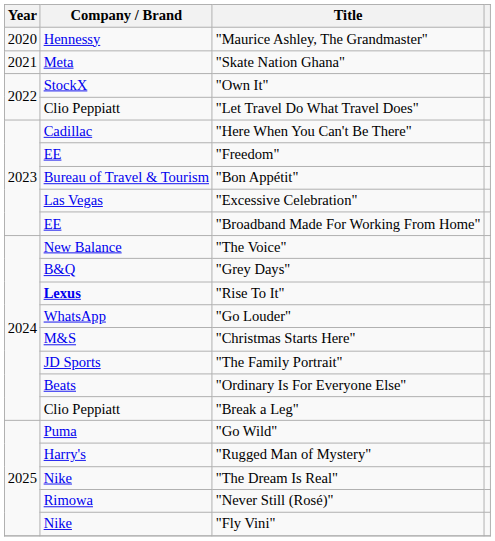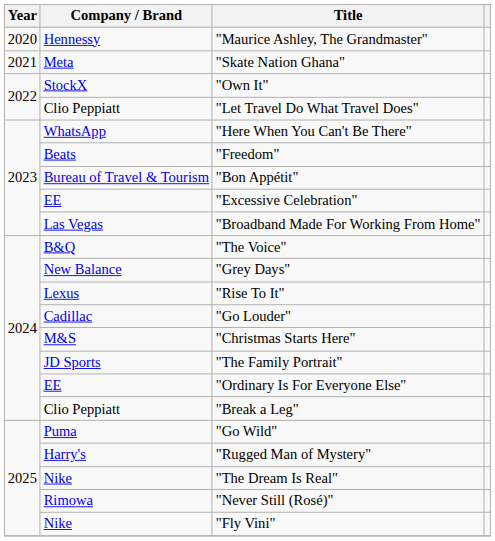(68, 131) Cadillac -> (75, 131) WhatsApp
(53, 154) EE -> (60, 154) Beats
(73, 200) Las Vegas -> (53, 200) EE
(53, 223) EE -> (73, 223) Las Vegas
(83, 246) New Balance -> (59, 246) B&Q
(59, 270) B&Q -> (83, 270) New Balance
(62, 293) bold -> (61, 293) normal
(75, 316) WhatsApp -> (68, 316) Cadillac
(60, 385) Beats -> (53, 385) EE
